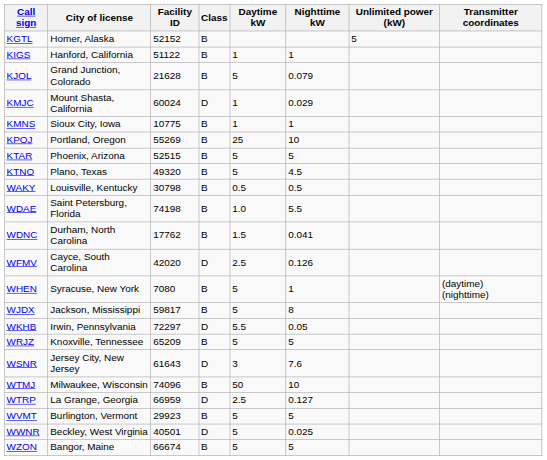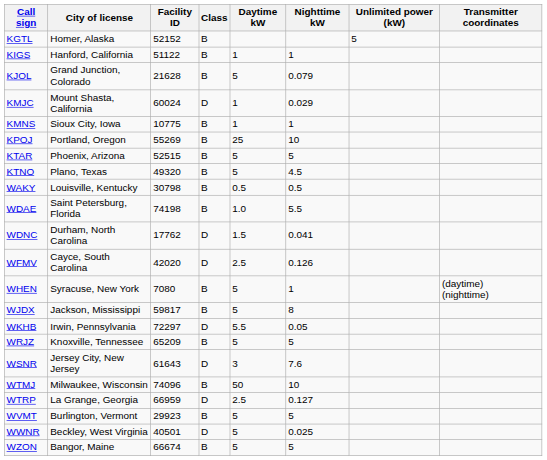(204, 235) B -> (205, 235) D
